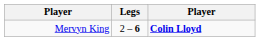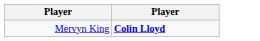- column: (130, 12)
